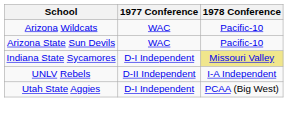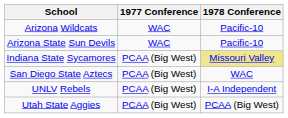(159, 58) D-I Independent -> (159, 58) PCAA (Big West)
+ row: (61, 74)
(159, 74) D-II Independent -> (159, 89) PCAA (Big West)
(159, 89) D-I Independent -> (159, 105) PCAA (Big West)
